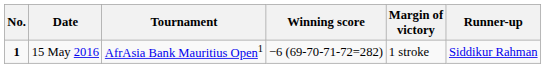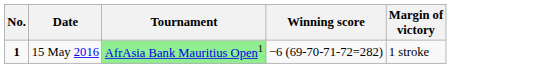- column: (493, 22)
(184, 52) no background -> (184, 52) lightgreen background
